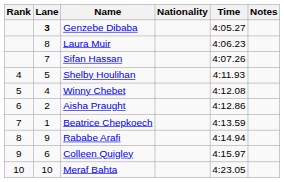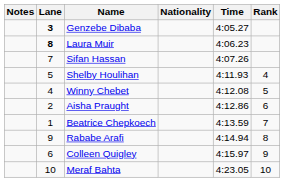columns swapped: (19, 12) <-> (264, 12)
(47, 43) normal -> (50, 43) bold
